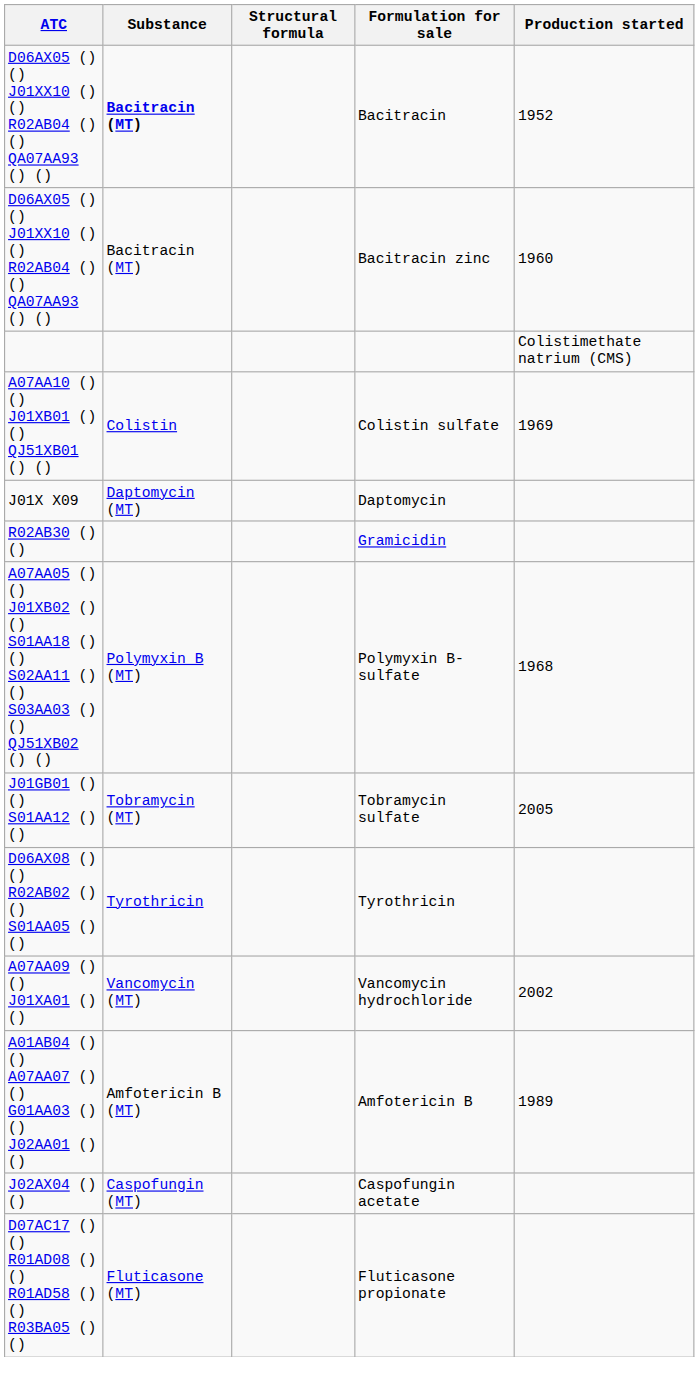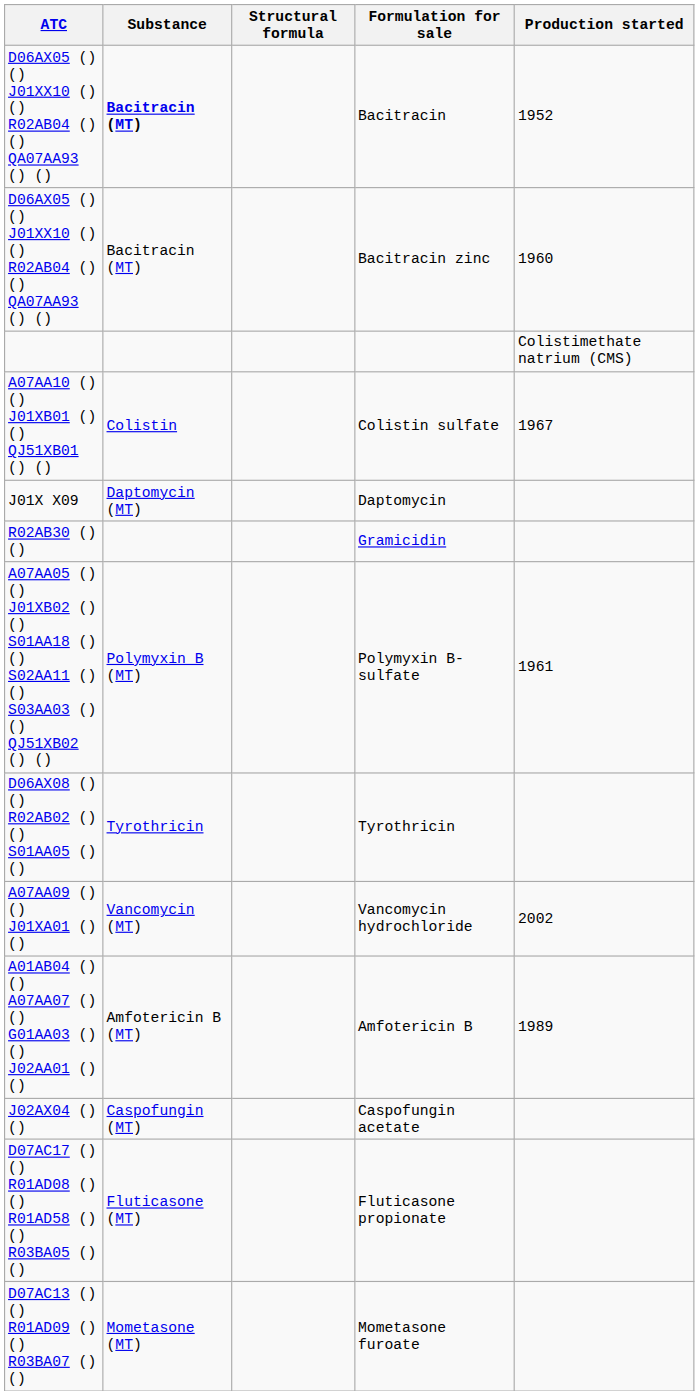(536, 426) 1969 -> (536, 426) 1967
(536, 667) 1968 -> (536, 667) 1961
- row: (402, 810)
+ row: (402, 1336)
